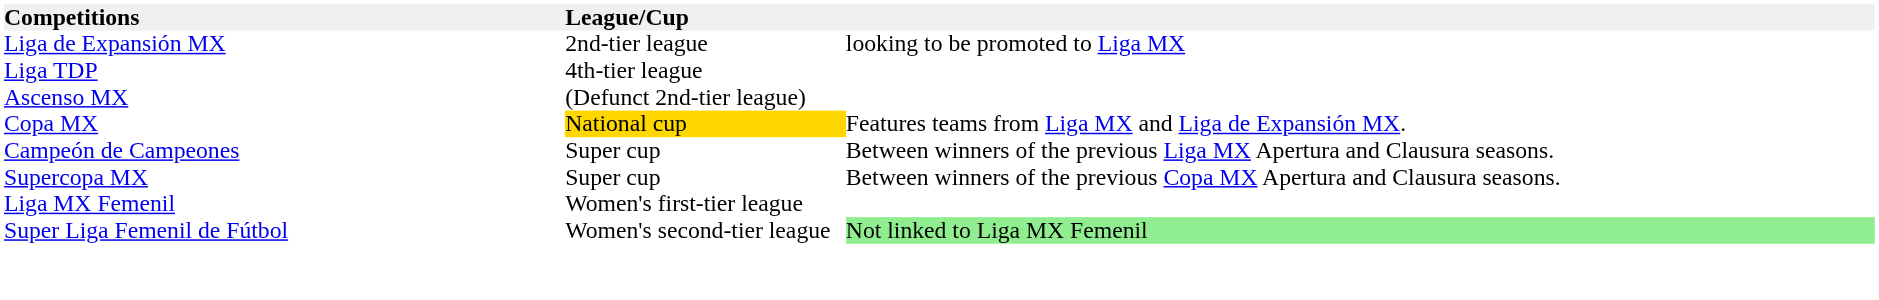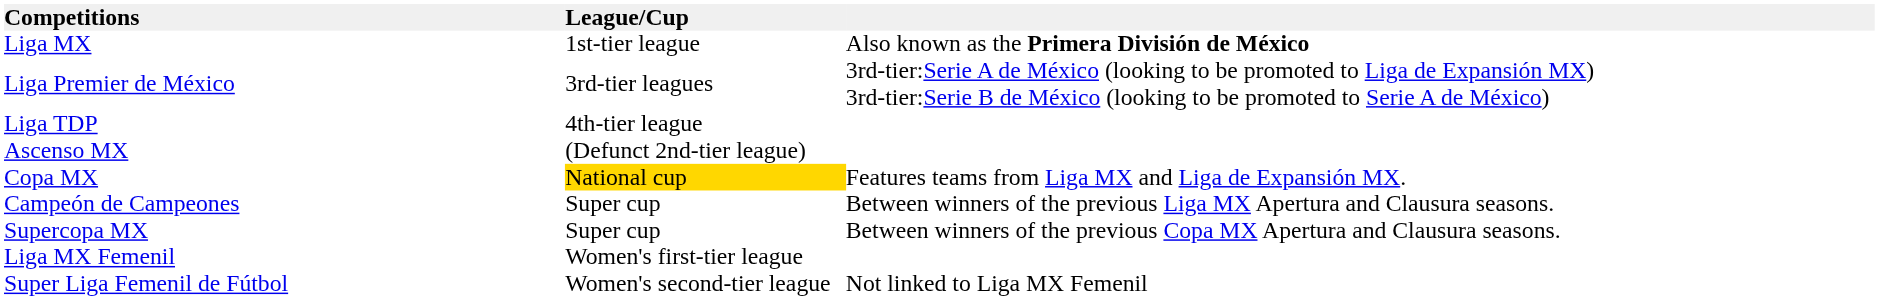+ row: (48, 43)
- row: (115, 43)
+ row: (119, 83)
(997, 230) lightgreen background -> (997, 283) no background
